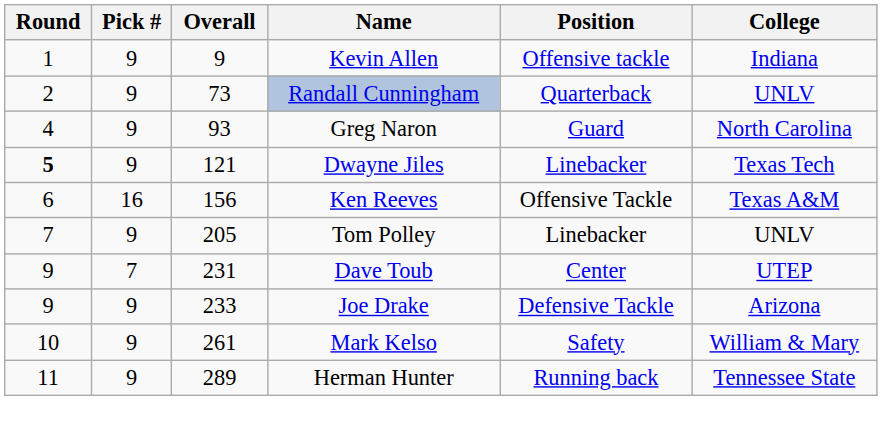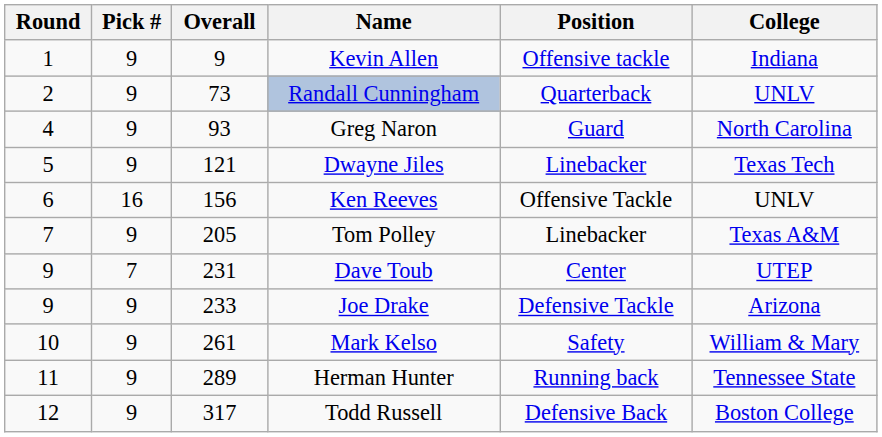(48, 164) bold -> (48, 164) normal
(784, 199) Texas A&M -> (784, 199) UNLV
(784, 235) UNLV -> (784, 235) Texas A&M
+ row: (384, 413)
